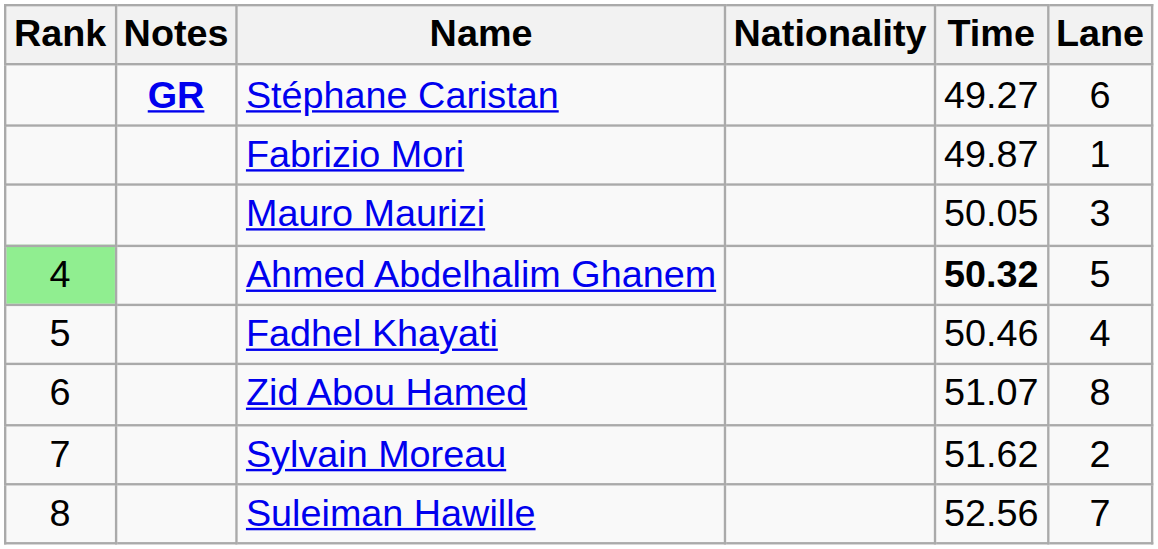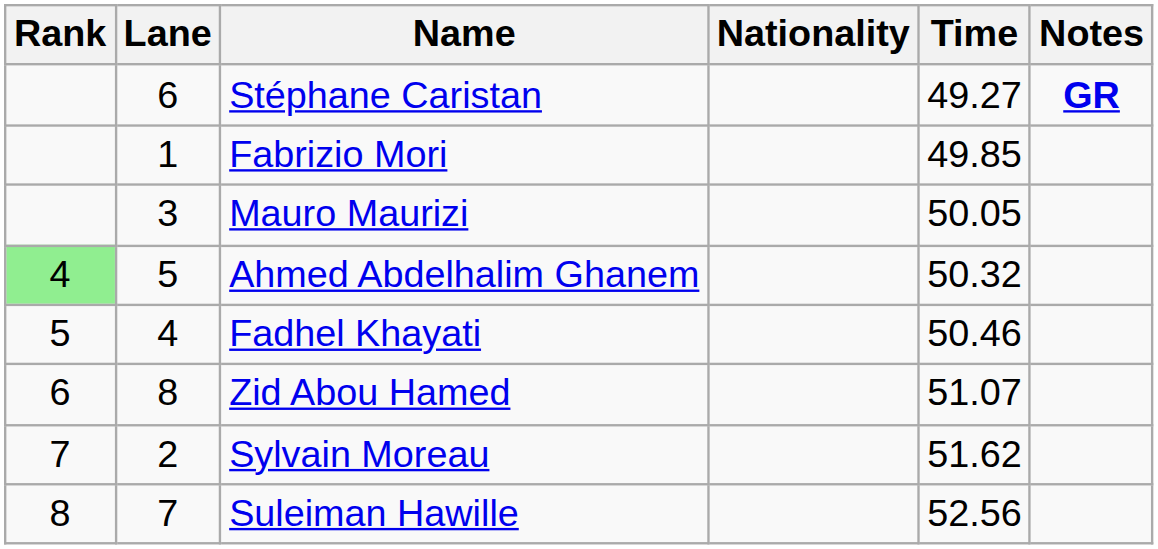columns swapped: (1100, 34) <-> (176, 34)
(991, 154) 49.87 -> (974, 154) 49.85
(991, 273) bold -> (974, 273) normal
